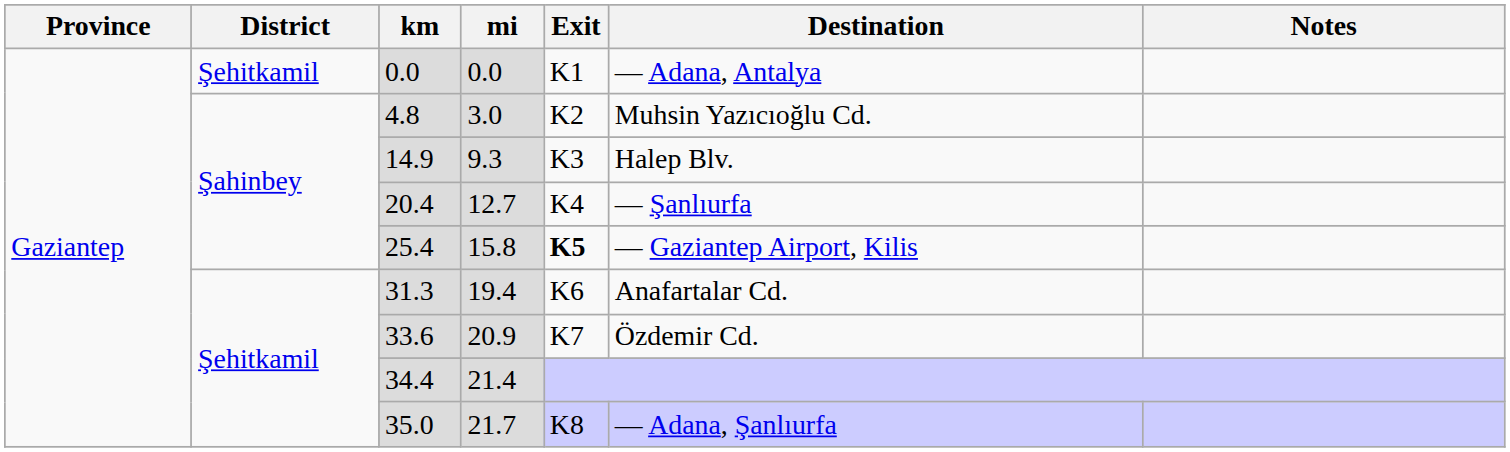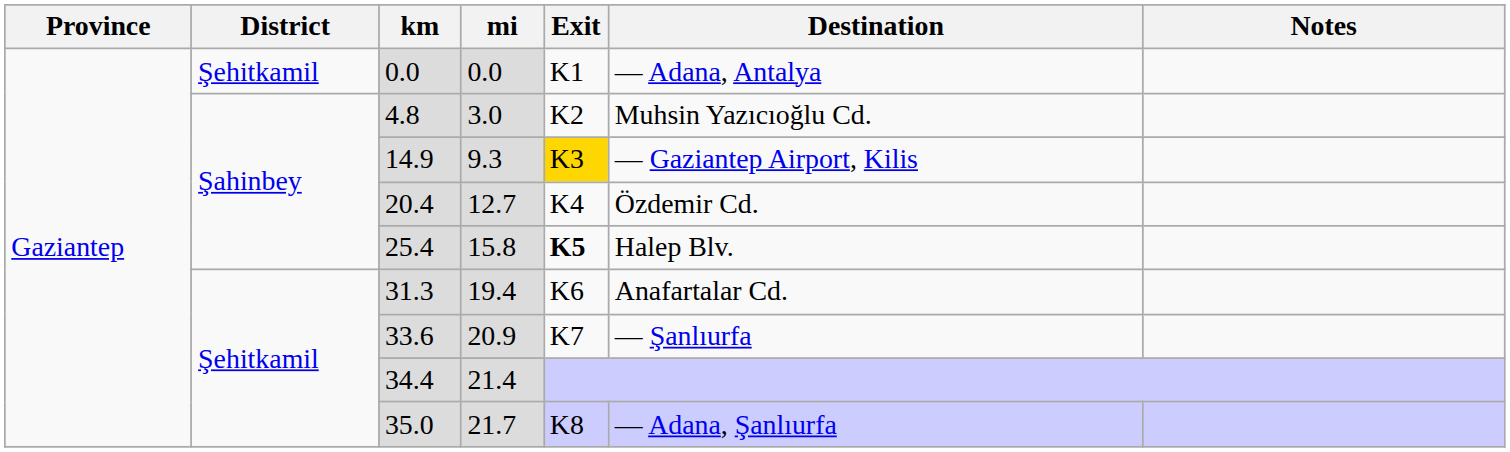(567, 159) no background -> (567, 159) gold background
(674, 159) Halep Blv. -> (766, 159) — Gaziantep Airport, Kilis
(683, 203) — Şanlıurfa -> (687, 203) Özdemir Cd.
(766, 247) — Gaziantep Airport, Kilis -> (674, 247) Halep Blv.
(687, 335) Özdemir Cd. -> (683, 335) — Şanlıurfa
